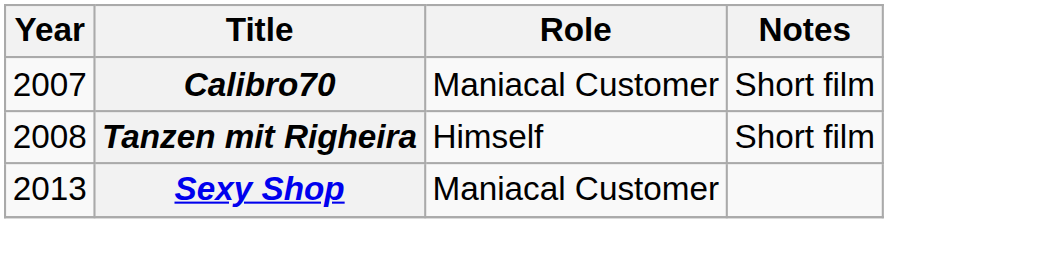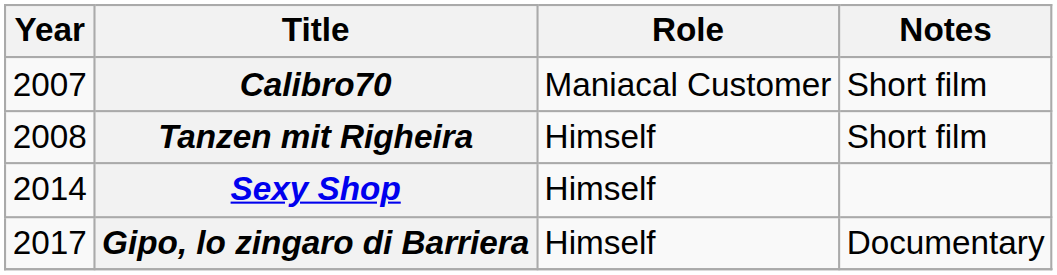(50, 189) 2013 -> (50, 189) 2014
(576, 189) Maniacal Customer -> (600, 189) Himself
+ row: (316, 242)
